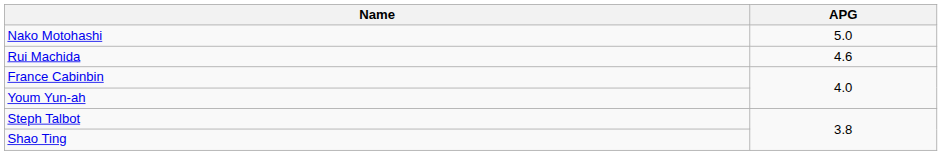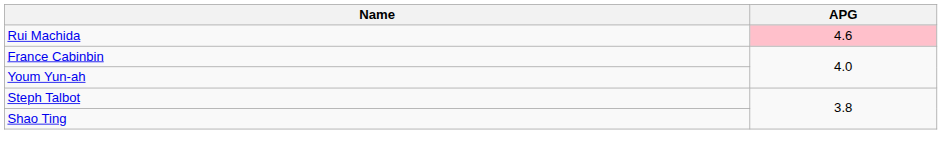- row: (55, 35)
(843, 56) no background -> (843, 35) pink background
